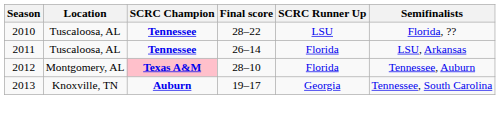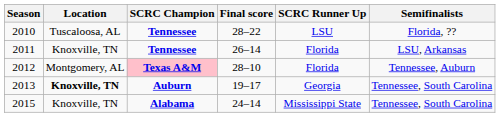(85, 49) Tuscaloosa, AL -> (85, 49) Knoxville, TN
(85, 85) normal -> (85, 85) bold
+ row: (24, 103)
